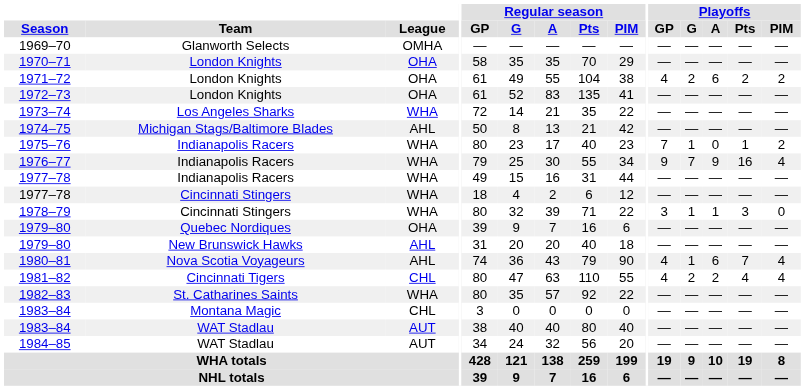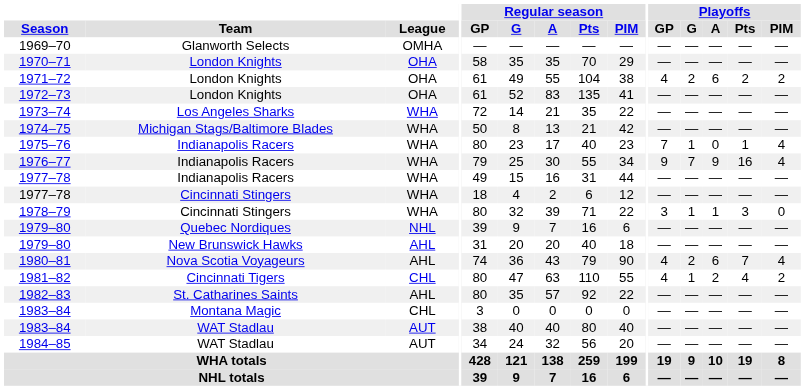(422, 128) AHL -> (422, 128) WHA
(781, 145) 2 -> (781, 145) 4
(422, 228) OHA -> (422, 228) NHL
(692, 261) 1 -> (692, 261) 2
(692, 277) 2 -> (692, 277) 1
(781, 277) 4 -> (781, 277) 2
(422, 294) WHA -> (422, 294) AHL
